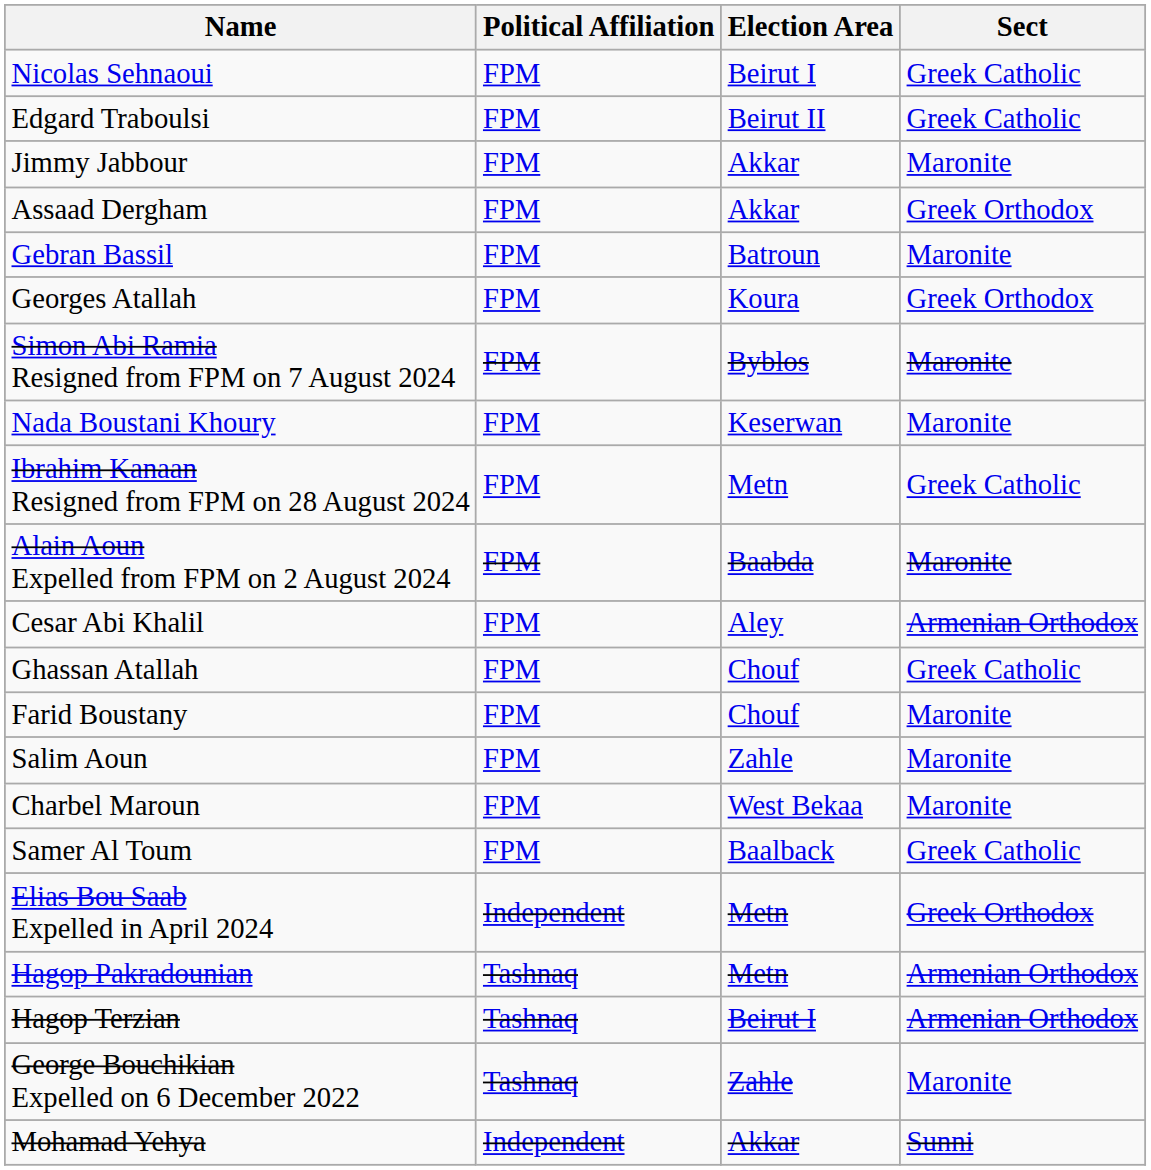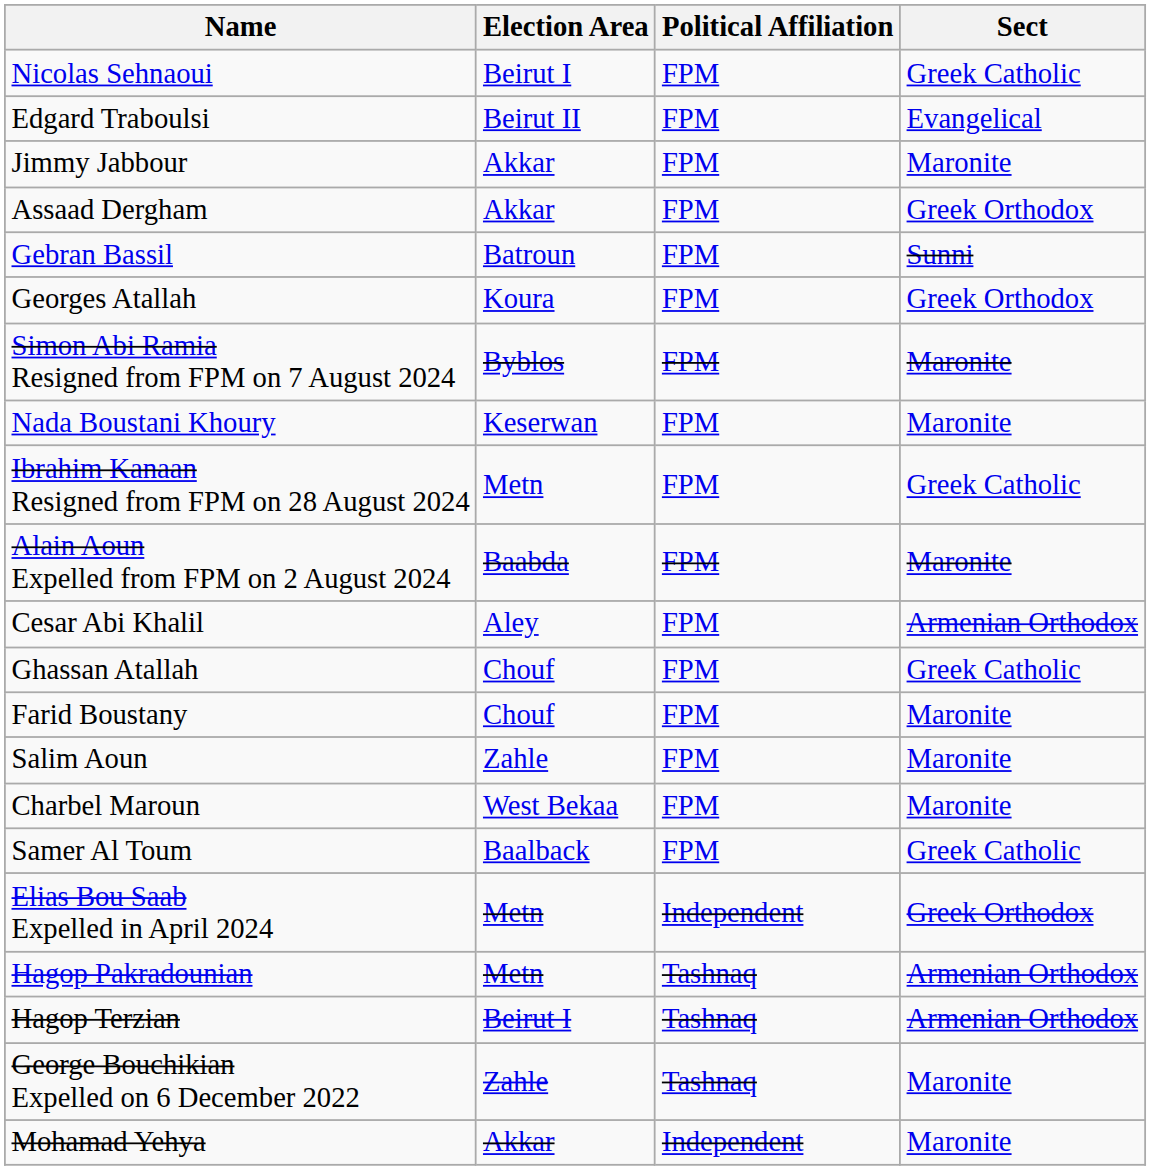columns swapped: (811, 27) <-> (599, 27)
(994, 118) Greek Catholic -> (974, 118) Evangelical
(959, 254) Maronite -> (940, 254) Sunni
(940, 1142) Sunni -> (959, 1142) Maronite
